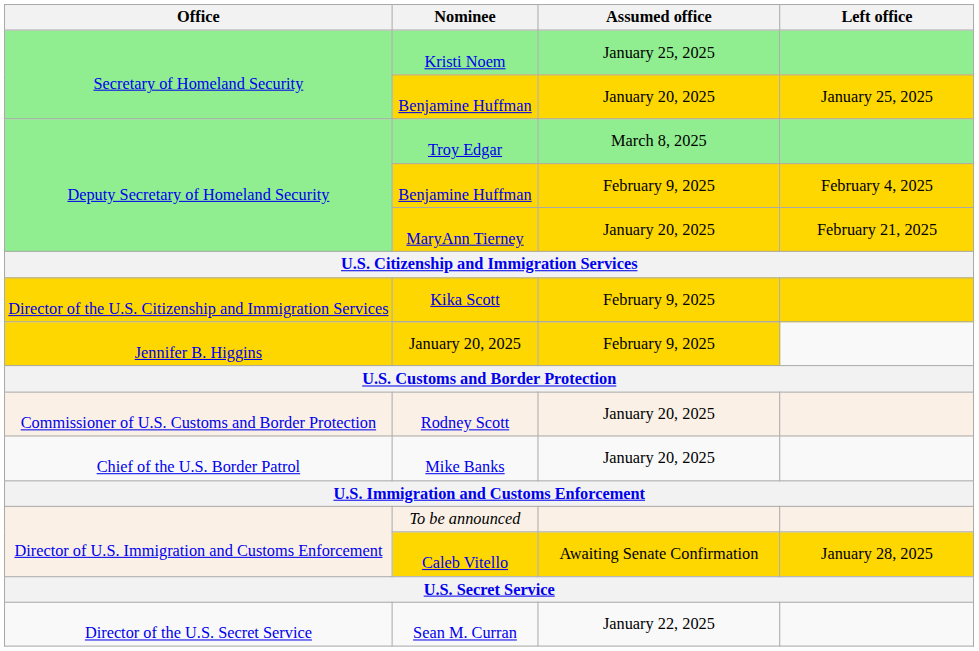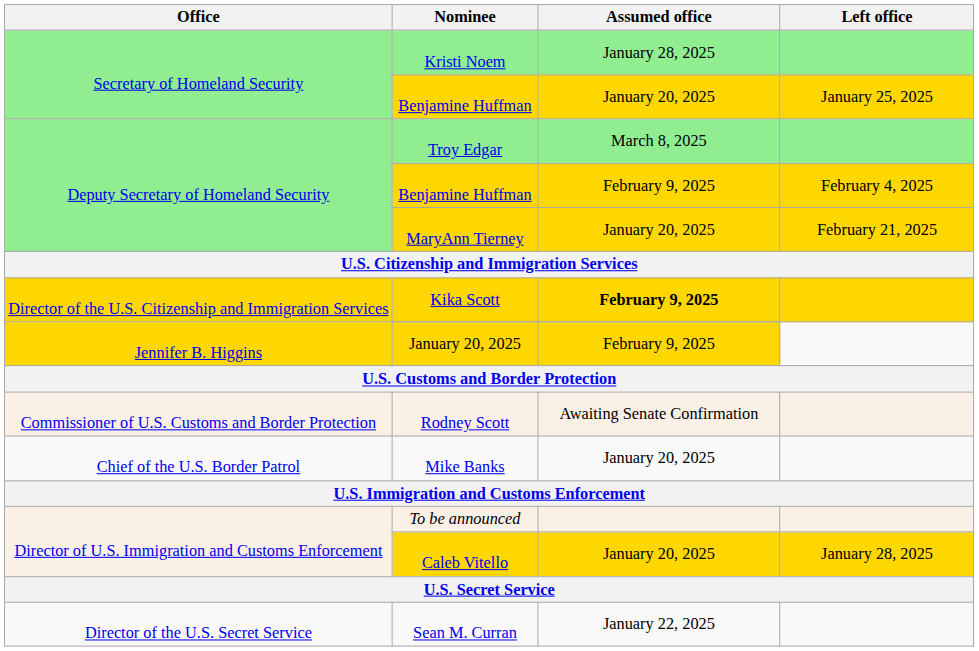(659, 52) January 25, 2025 -> (659, 52) January 28, 2025
(659, 299) normal -> (659, 299) bold
(659, 413) January 20, 2025 -> (659, 413) Awaiting Senate Confirmation
(659, 554) Awaiting Senate Confirmation -> (659, 554) January 20, 2025
